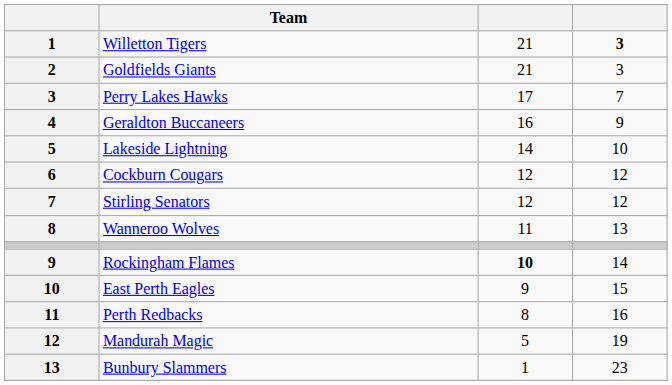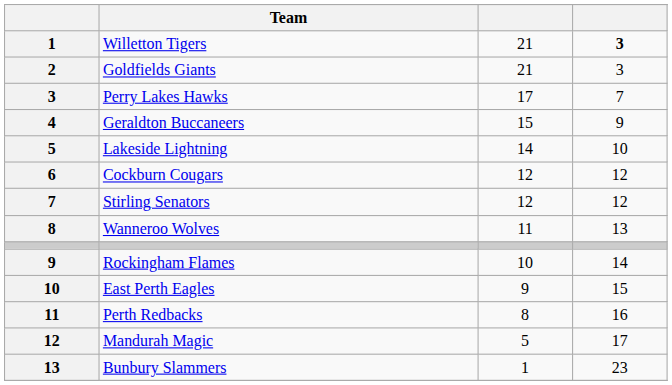(525, 123) 16 -> (525, 123) 15
(525, 262) bold -> (525, 262) normal
(620, 341) 19 -> (620, 341) 17
